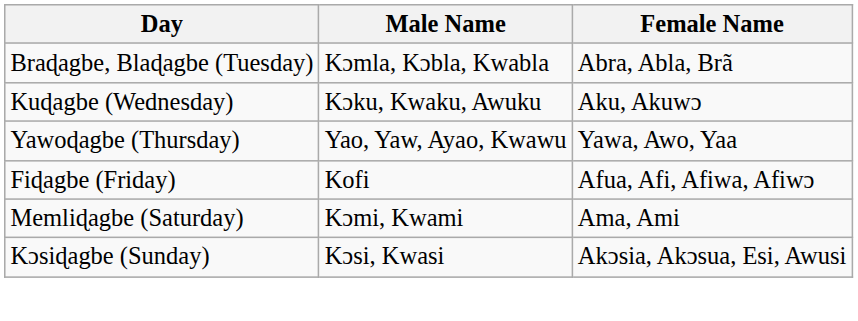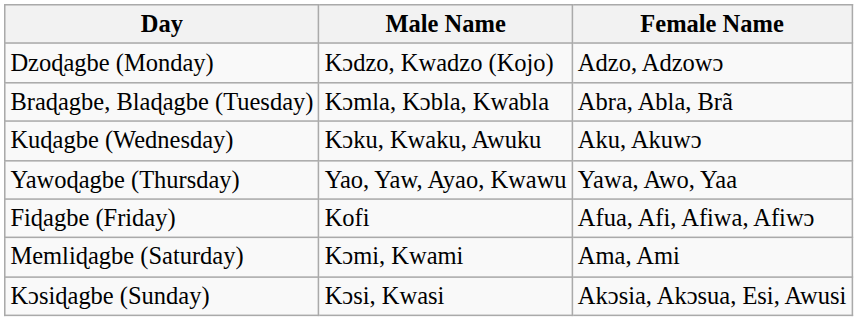+ row: (112, 62)
